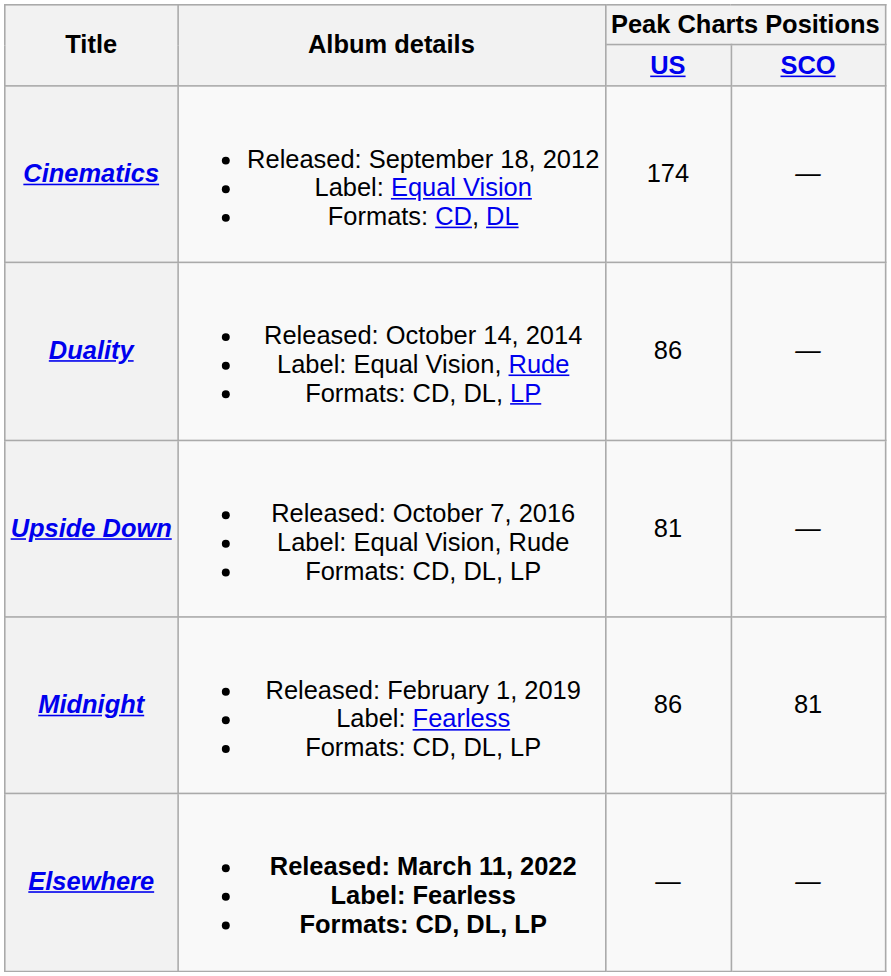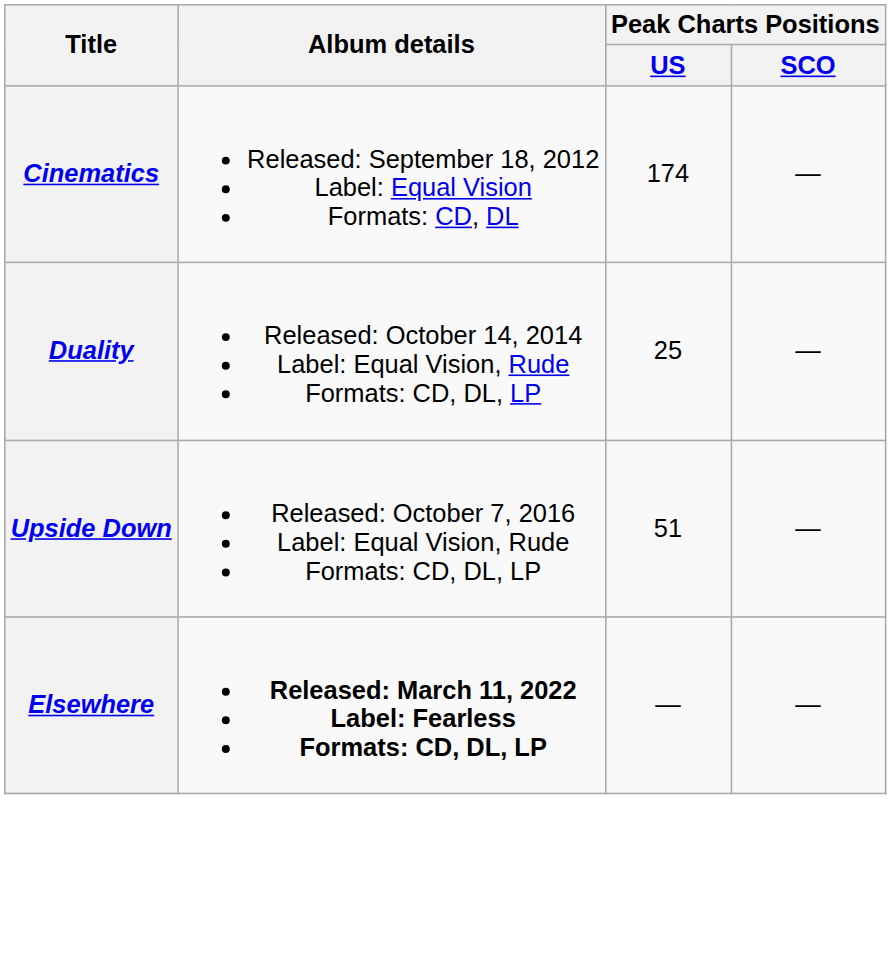(668, 350) 86 -> (668, 350) 25
(668, 527) 81 -> (668, 527) 51
- row: (91, 704)
